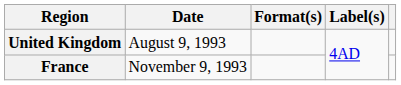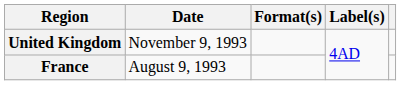(177, 42) August 9, 1993 -> (188, 42) November 9, 1993
(188, 67) November 9, 1993 -> (177, 67) August 9, 1993
